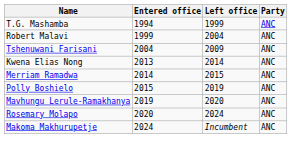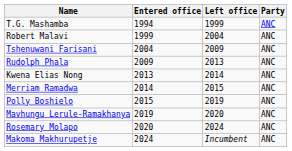+ row: (37, 62)
